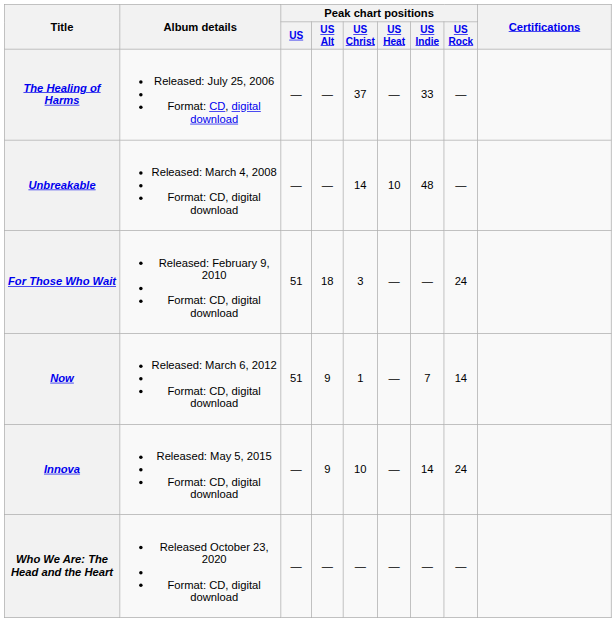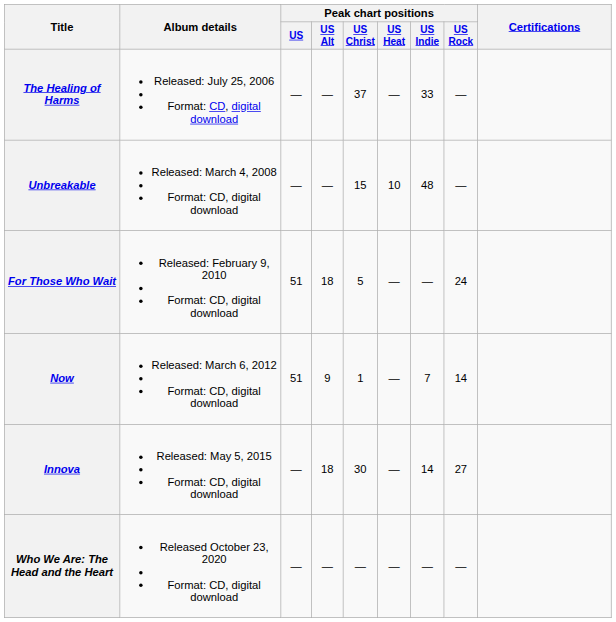(360, 185) 14 -> (360, 185) 15
(360, 282) 3 -> (360, 282) 5
(327, 469) 9 -> (327, 469) 18
(360, 469) 10 -> (360, 469) 30
(461, 469) 24 -> (461, 469) 27
